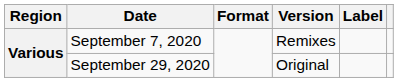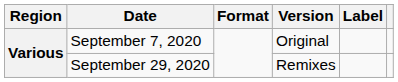(306, 41) Remixes -> (302, 41) Original
(302, 65) Original -> (306, 65) Remixes
